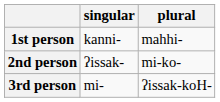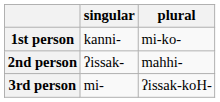(162, 39) mahhi- -> (161, 39) mi-ko-
(161, 62) mi-ko- -> (162, 62) mahhi-
